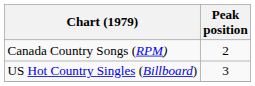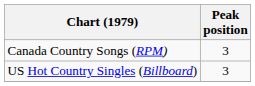(225, 50) 2 -> (225, 50) 3
